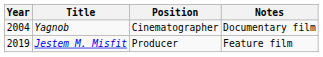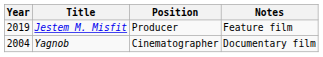rows swapped: (52, 28) <-> (81, 44)
